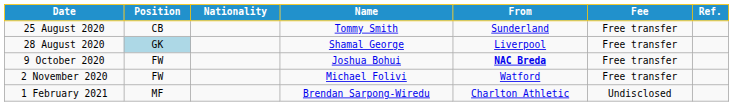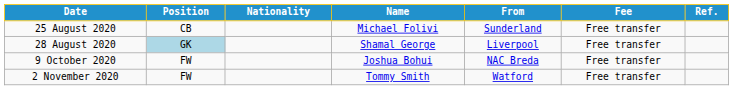(366, 28) Tommy Smith -> (398, 28) Michael Folivi
(520, 61) bold -> (513, 61) normal
(366, 77) Michael Folivi -> (398, 77) Tommy Smith
- row: (64, 93)
